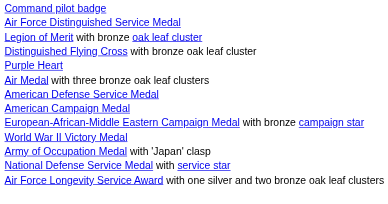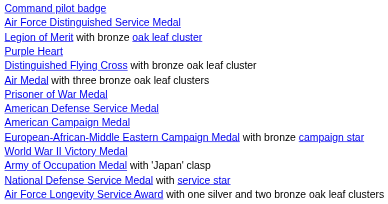rows swapped: (131, 51) <-> (34, 66)
+ row: (56, 94)
